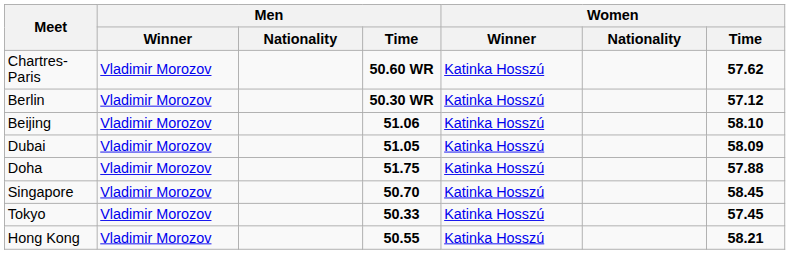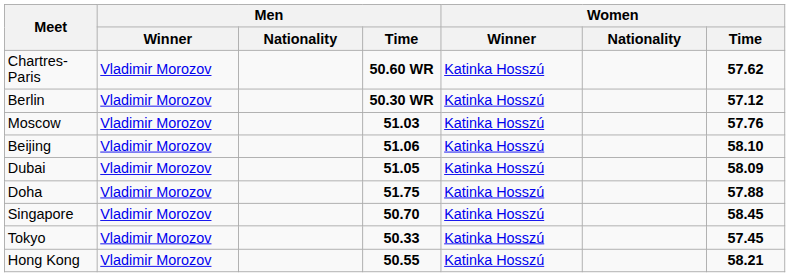+ row: (34, 123)
